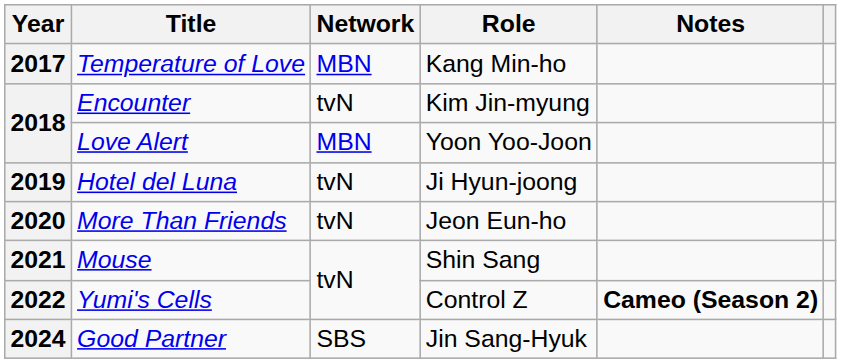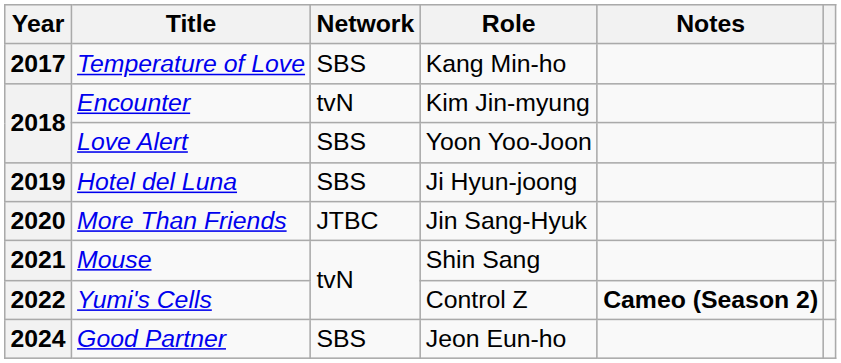(344, 63) MBN -> (341, 63) SBS
(344, 142) MBN -> (341, 142) SBS
(335, 181) tvN -> (341, 181) SBS
(335, 220) tvN -> (347, 220) JTBC
(496, 220) Jeon Eun-ho -> (506, 220) Jin Sang-Hyuk
(506, 338) Jin Sang-Hyuk -> (496, 338) Jeon Eun-ho
